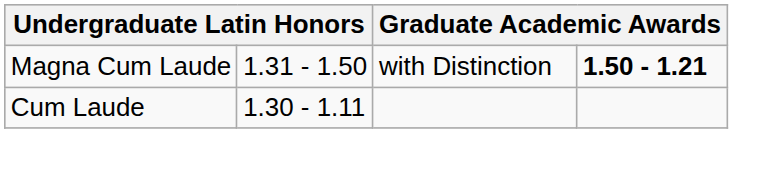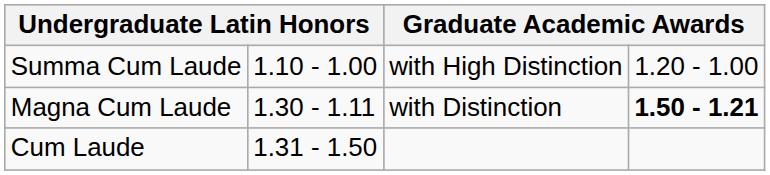+ row: (126, 66)
(305, 66) 1.31 - 1.50 -> (314, 107) 1.30 - 1.11
(304, 107) 1.30 - 1.11 -> (315, 148) 1.31 - 1.50
